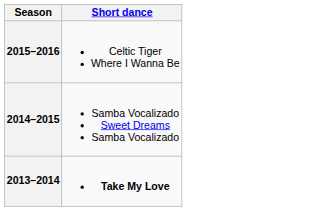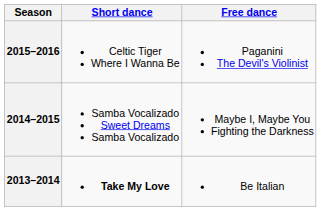+ column: (249, 12)
